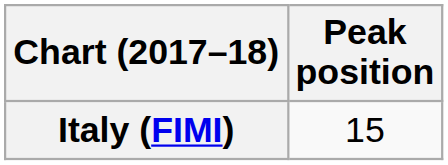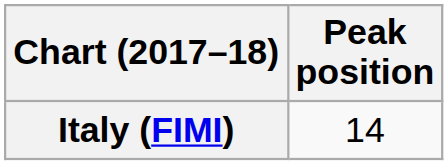(365, 129) 15 -> (365, 129) 14
